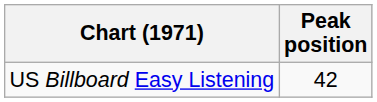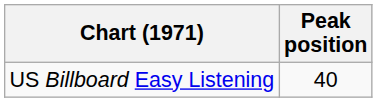(326, 79) 42 -> (326, 79) 40
